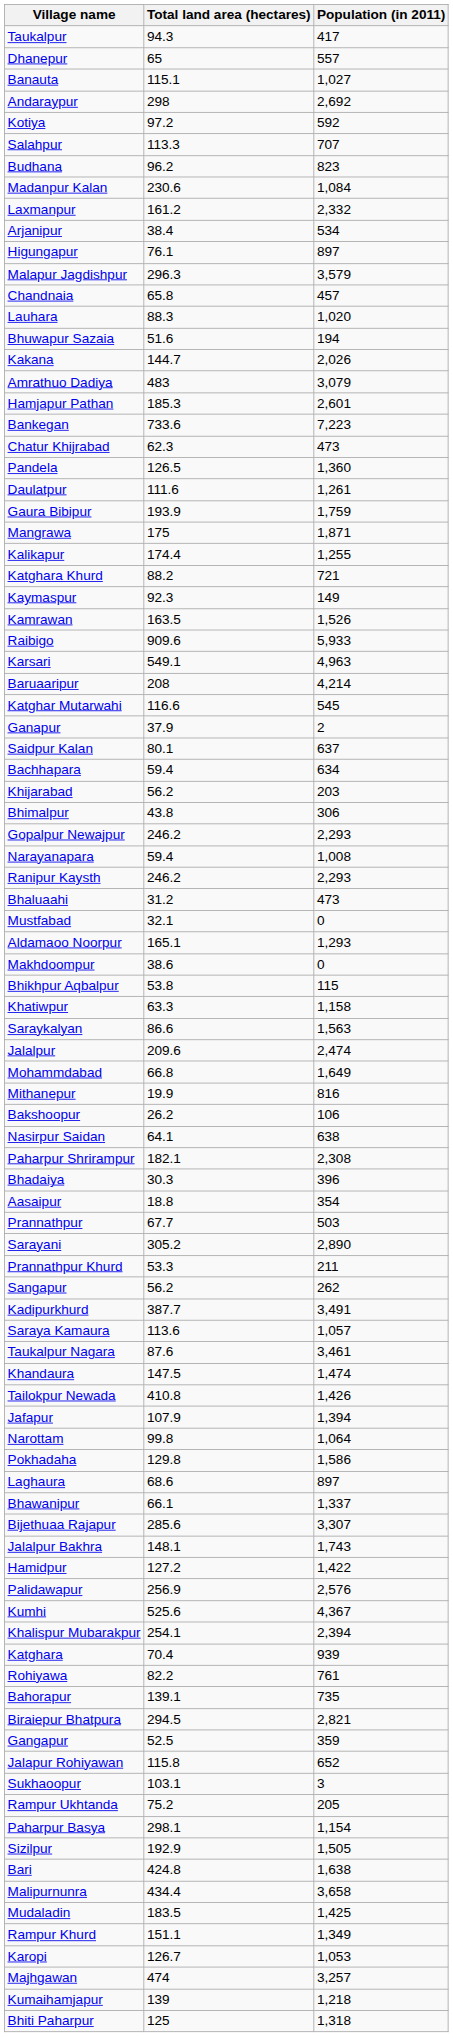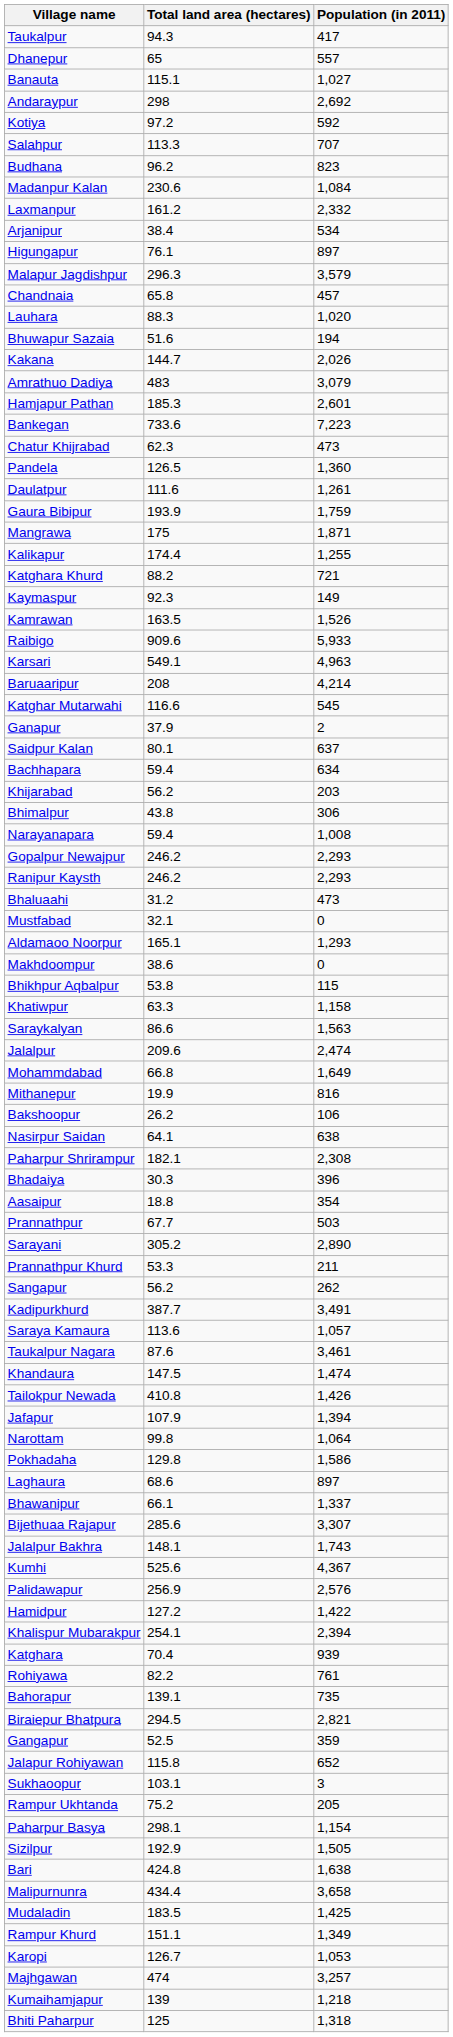rows swapped: (51, 856) <-> (66, 834)
rows swapped: (27, 1611) <-> (37, 1568)
